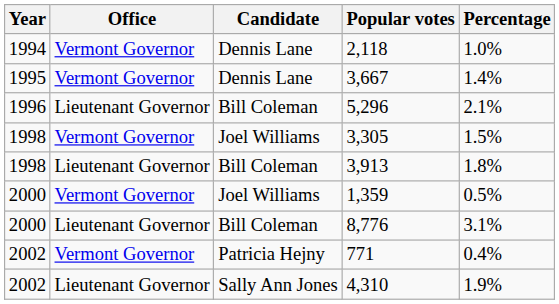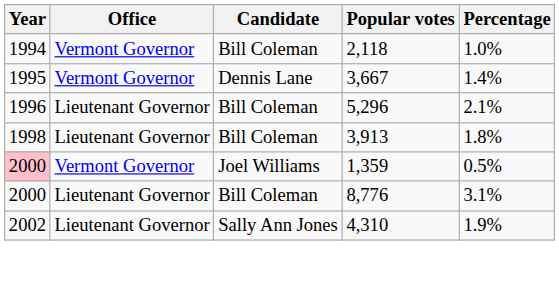(265, 48) Dennis Lane -> (268, 48) Bill Coleman
- row: (367, 136)
(27, 195) no background -> (27, 166) pink background
- row: (360, 254)
